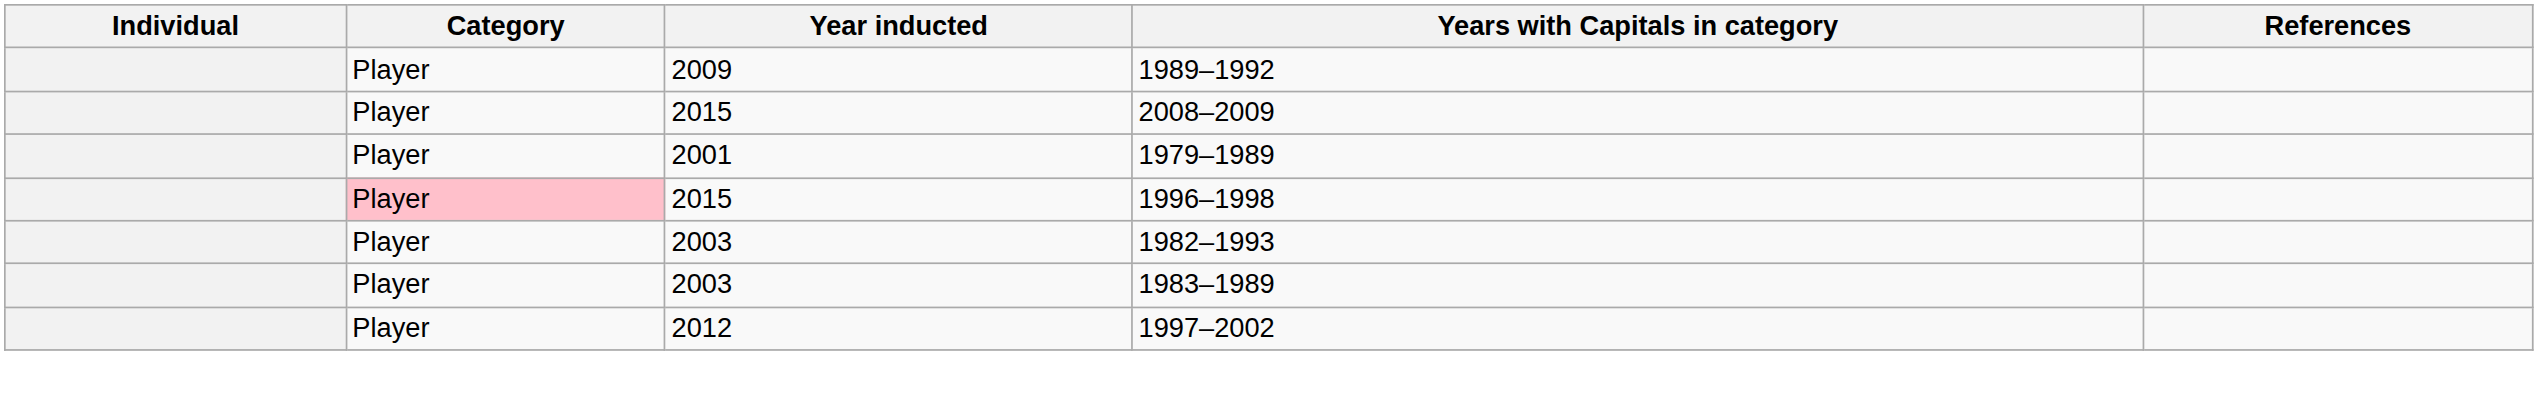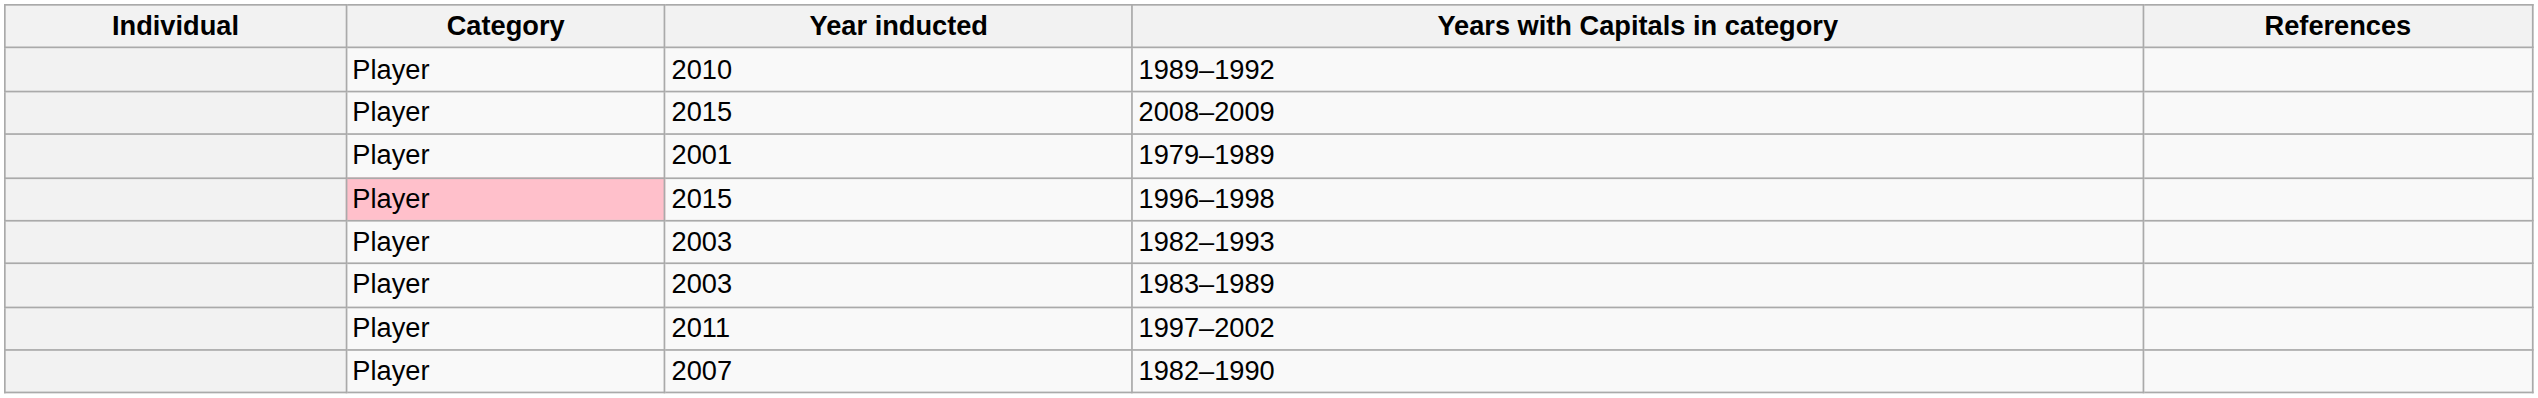(702, 69) 2009 -> (702, 69) 2010
(702, 328) 2012 -> (701, 328) 2011
+ row: (1207, 371)
